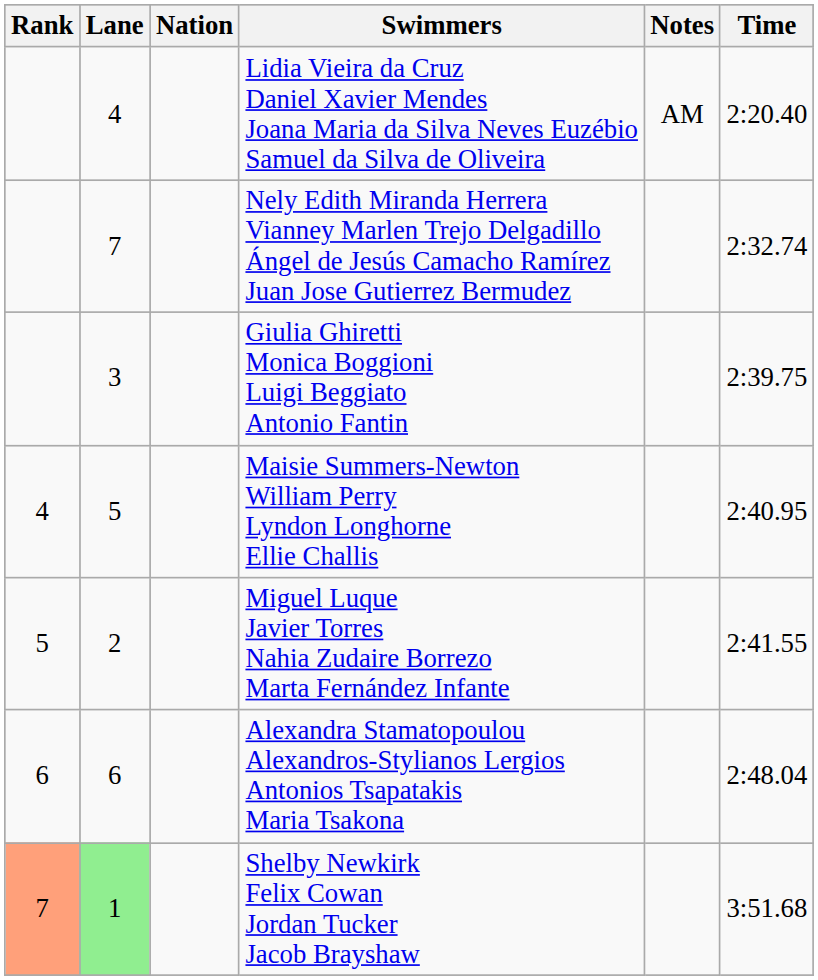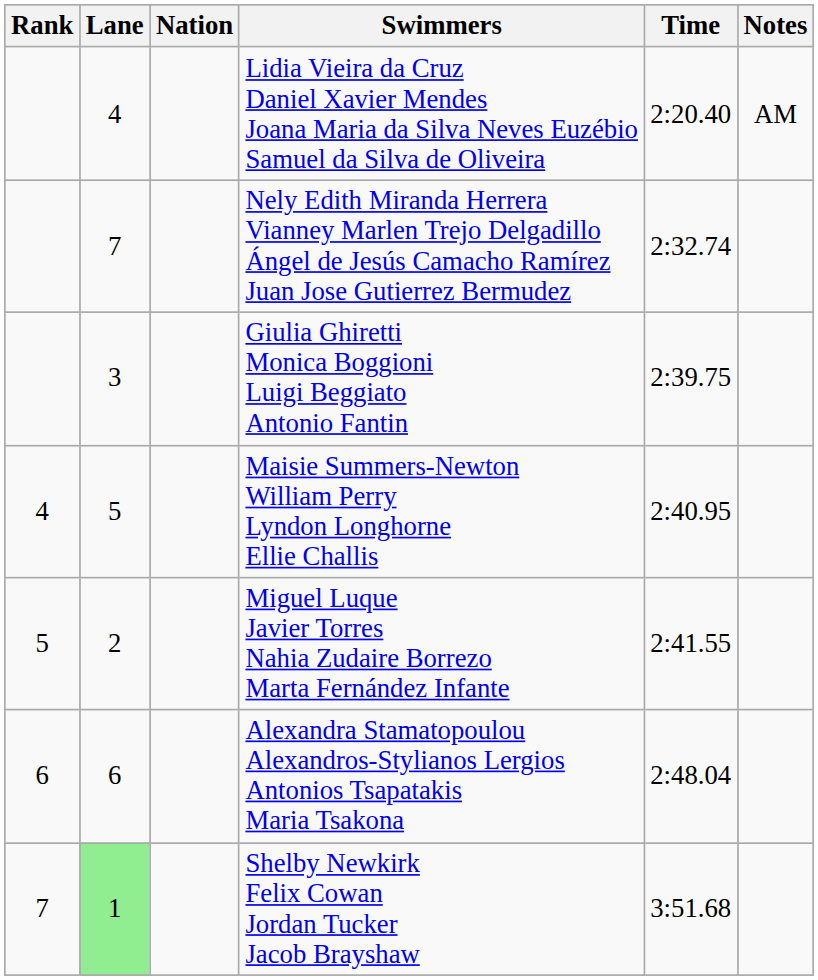columns swapped: (767, 25) <-> (682, 25)
(42, 908) lightsalmon background -> (42, 908) no background
